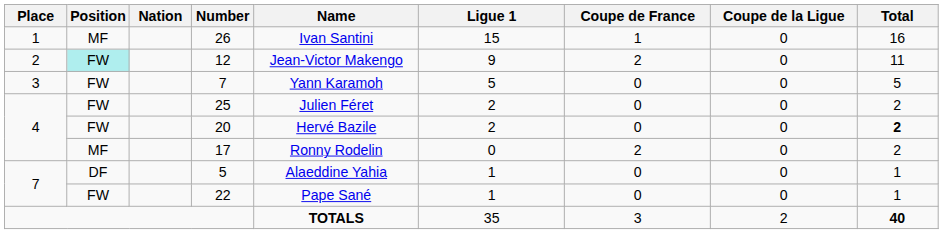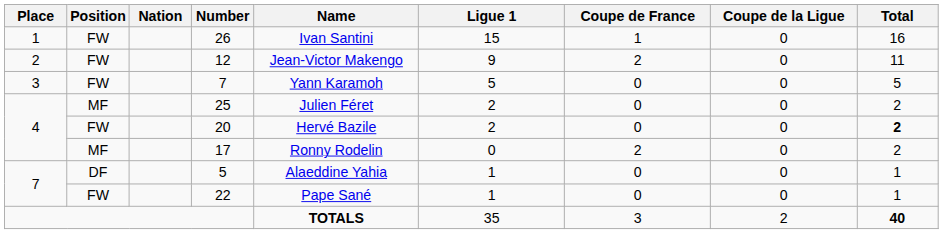(98, 38) MF -> (98, 38) FW
(98, 61) paleturquoise background -> (98, 61) no background
(98, 105) FW -> (98, 105) MF
